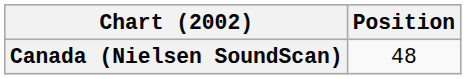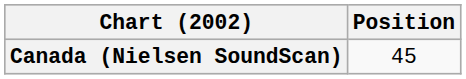(404, 57) 48 -> (404, 57) 45
